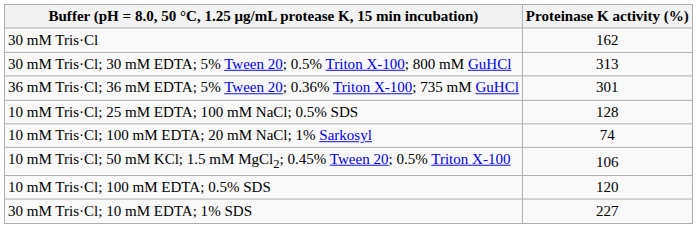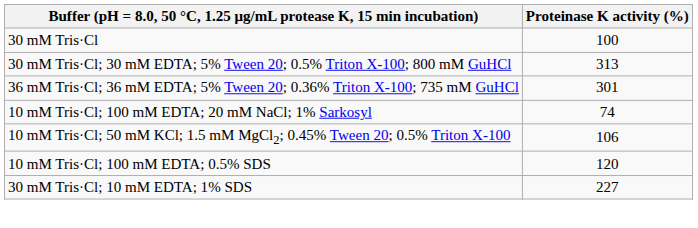(607, 40) 162 -> (607, 40) 100
- row: (183, 111)
